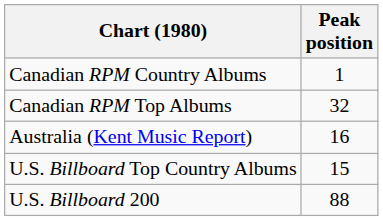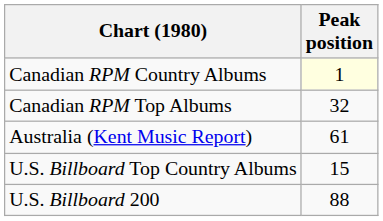(339, 74) no background -> (339, 74) lightyellow background
(339, 136) 16 -> (339, 136) 61
